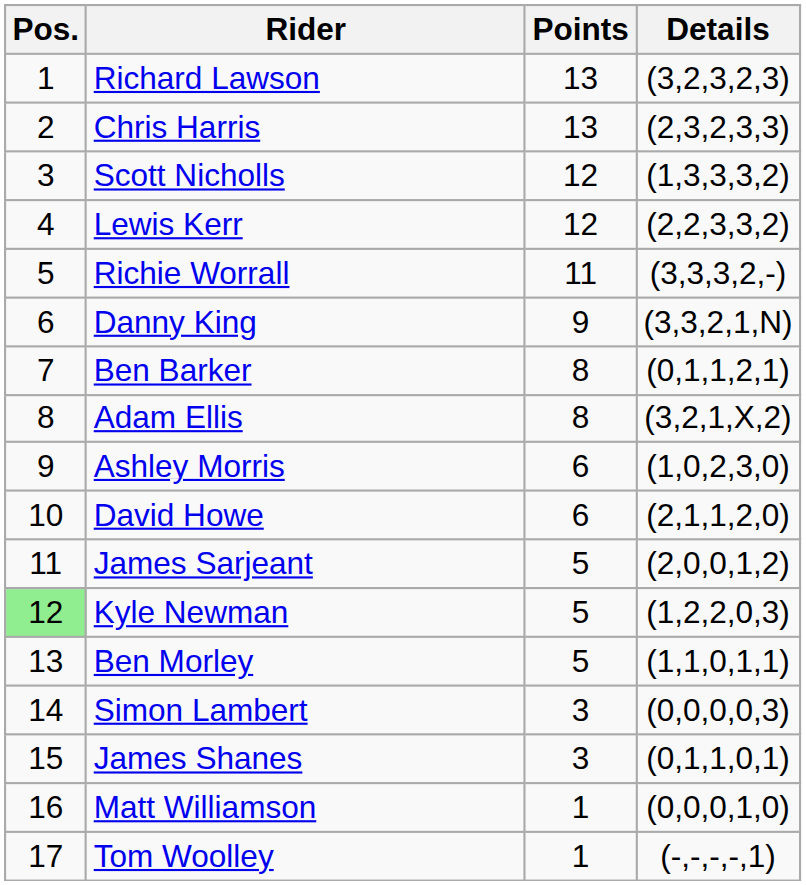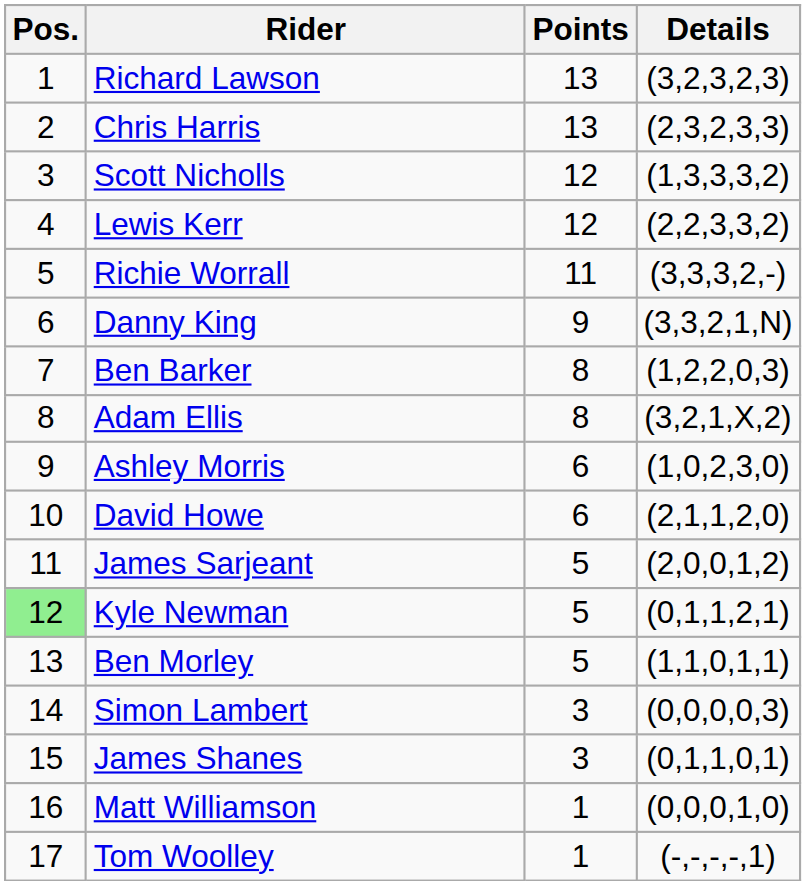(718, 370) (0,1,1,2,1) -> (718, 370) (1,2,2,0,3)
(718, 613) (1,2,2,0,3) -> (718, 613) (0,1,1,2,1)
